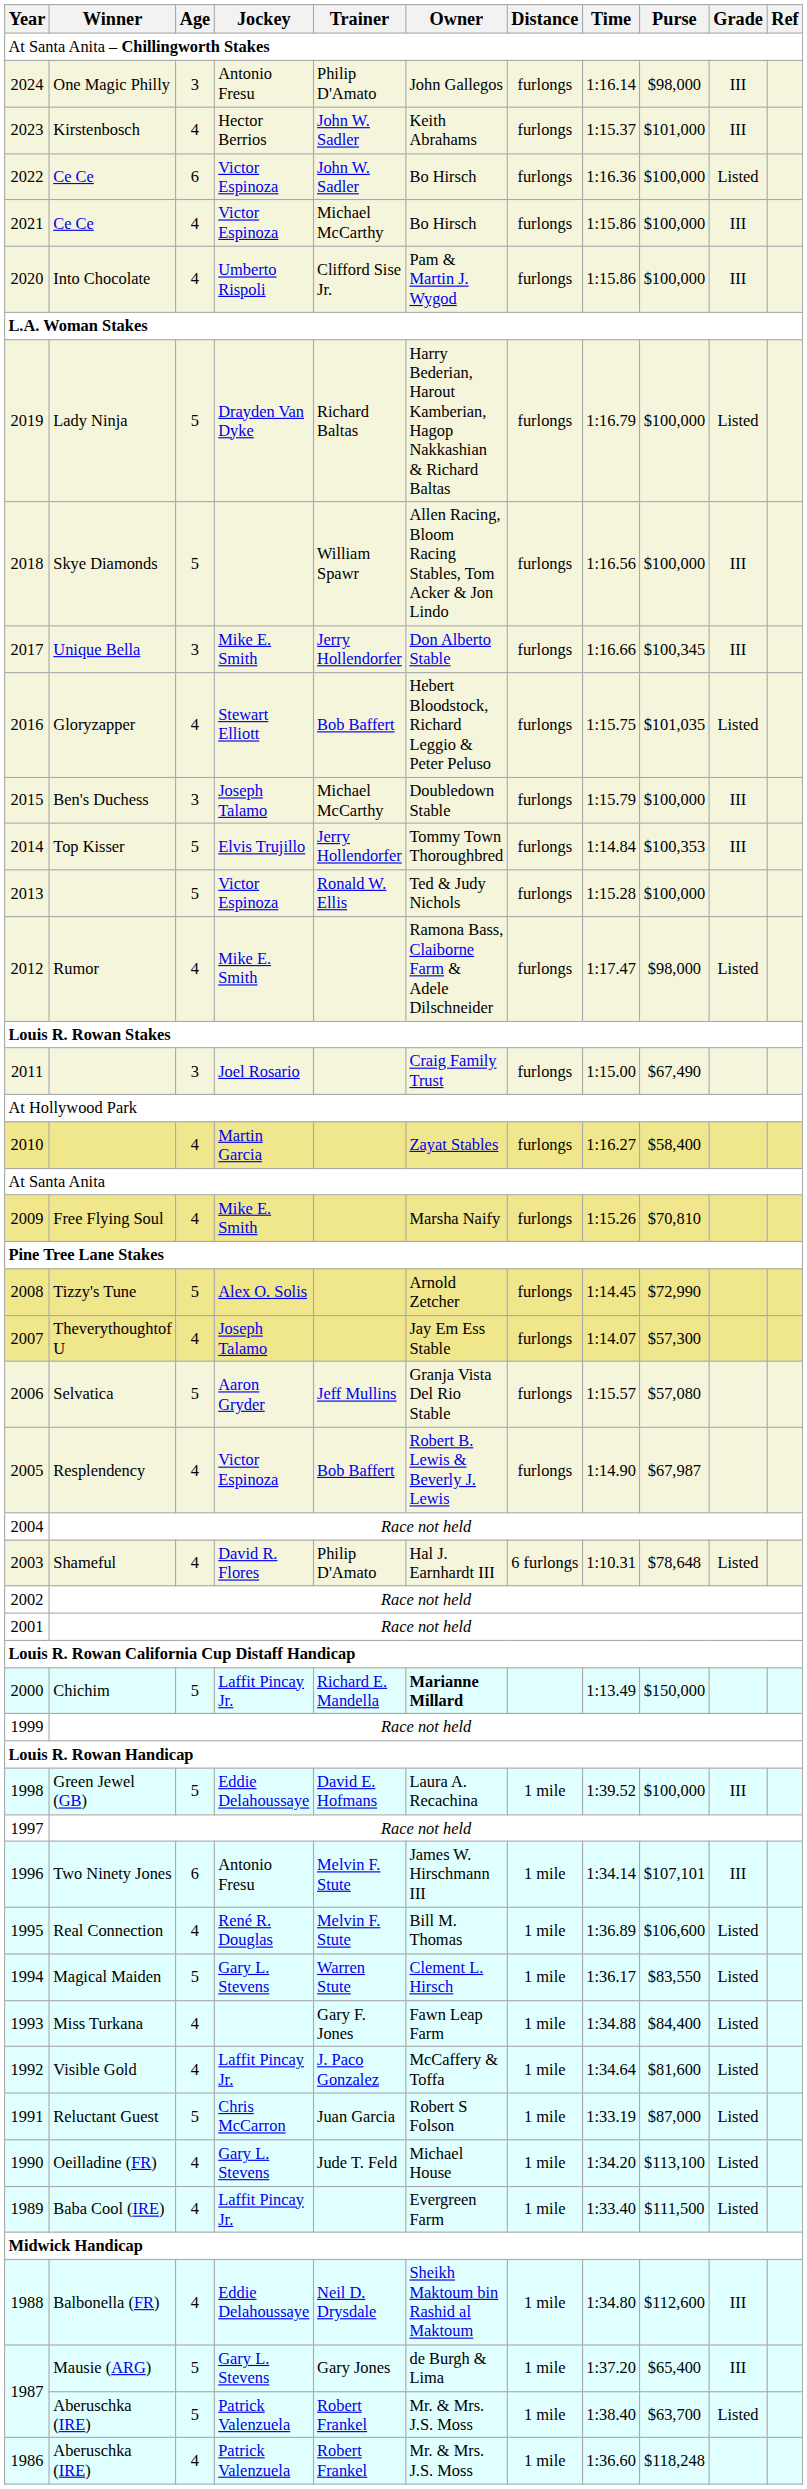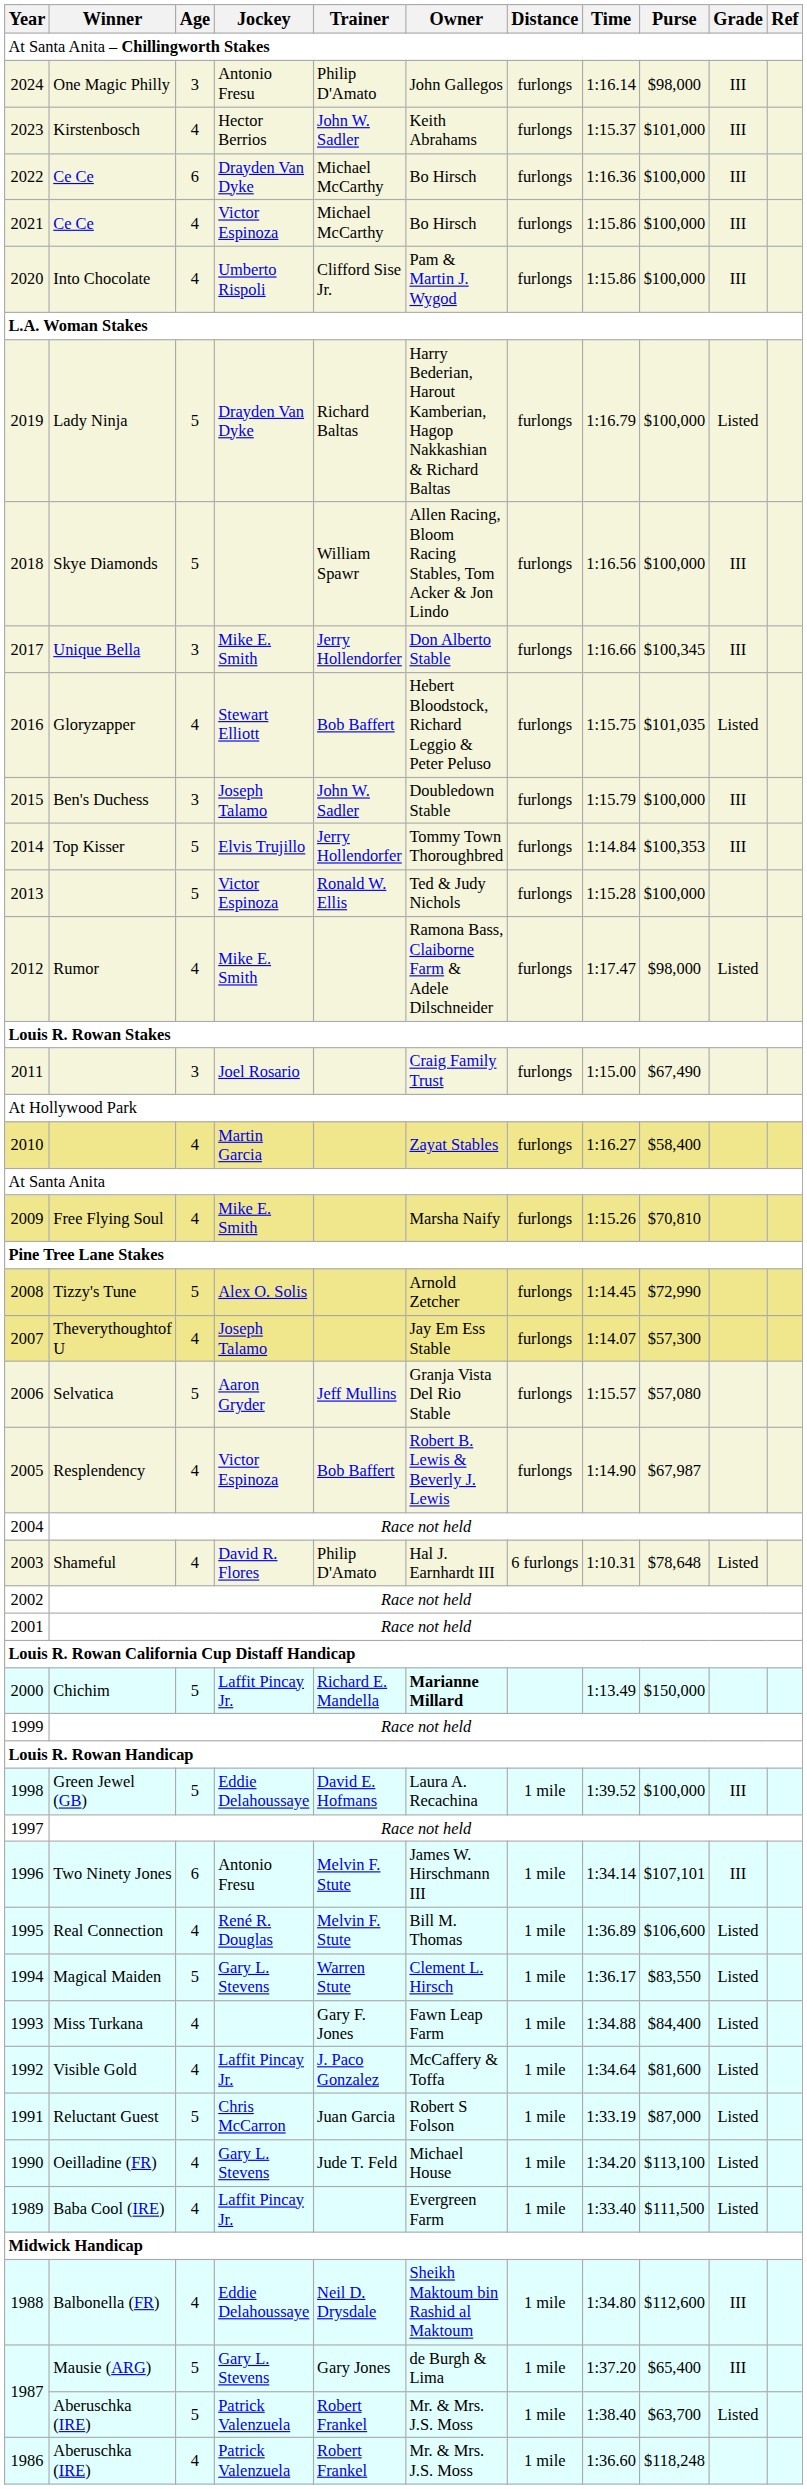(248, 176) Victor Espinoza -> (261, 176) Drayden Van Dyke
(343, 176) John W. Sadler -> (350, 176) Michael McCarthy
(738, 176) Listed -> (738, 176) III
(350, 800) Michael McCarthy -> (343, 800) John W. Sadler
